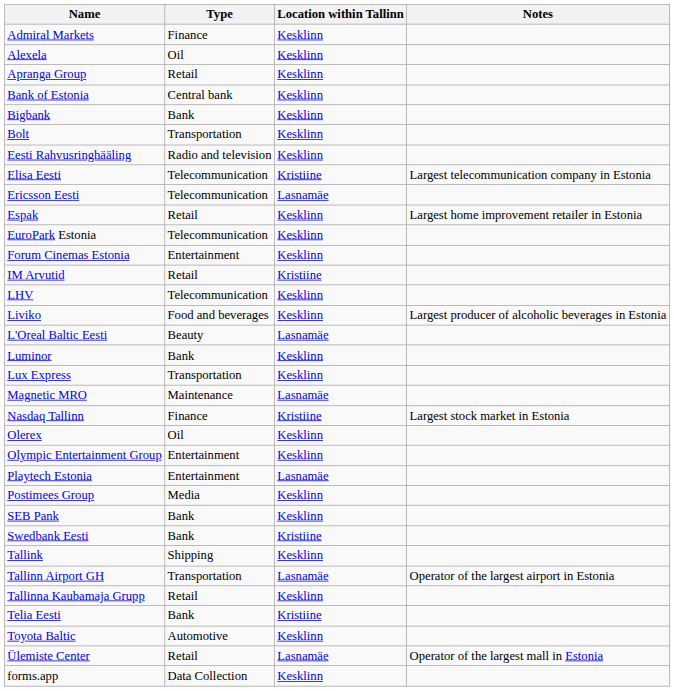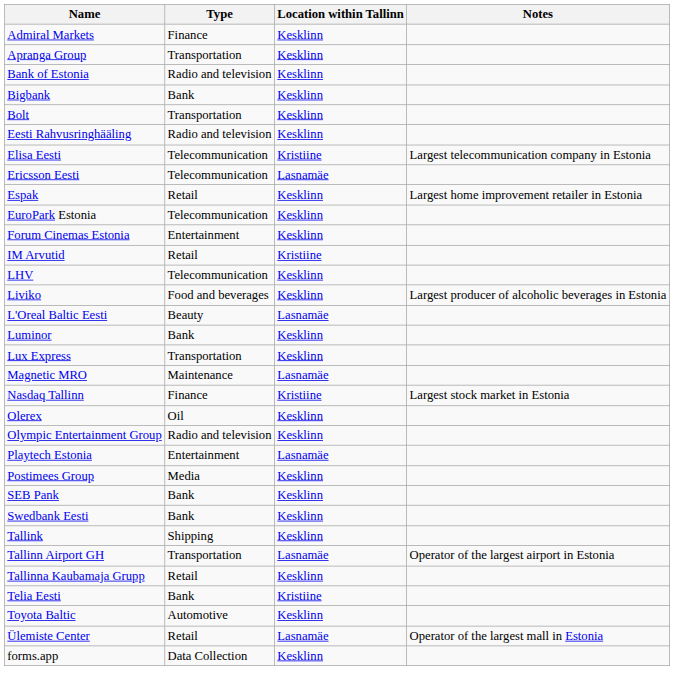- row: (27, 54)
(183, 74) Retail -> (205, 54) Transportation
(200, 94) Central bank -> (220, 74) Radio and television
(203, 455) Entertainment -> (220, 435) Radio and television
(299, 535) Kristiine -> (300, 515) Kesklinn
